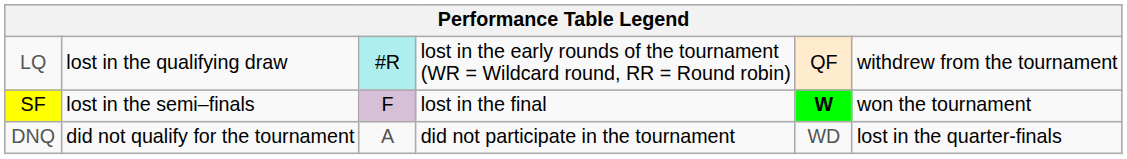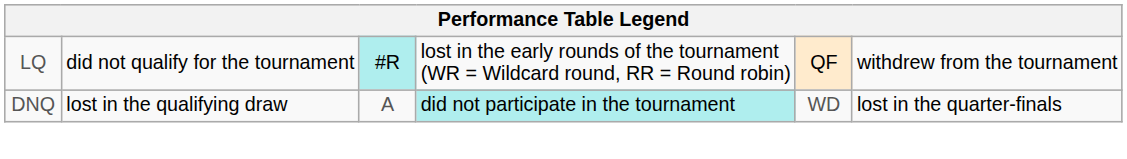(177, 64) lost in the qualifying draw -> (210, 64) did not qualify for the tournament
- row: (33, 106)
(210, 138) did not qualify for the tournament -> (177, 106) lost in the qualifying draw
(578, 138) no background -> (578, 106) paleturquoise background
